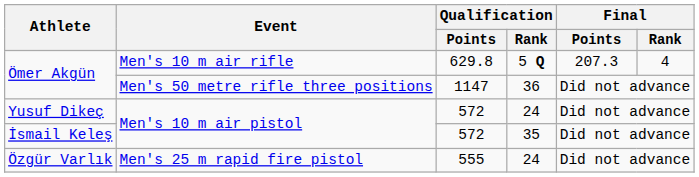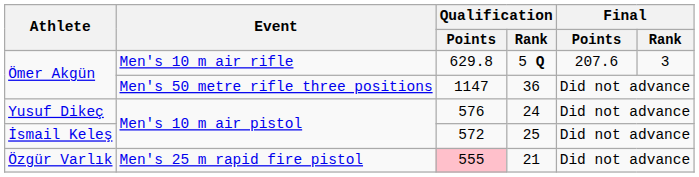(596, 62) 207.3 -> (596, 62) 207.6
(665, 62) 4 -> (665, 62) 3
(471, 111) 572 -> (471, 111) 576
(531, 136) 35 -> (531, 136) 25
(471, 160) no background -> (471, 160) pink background
(531, 160) 24 -> (531, 160) 21
